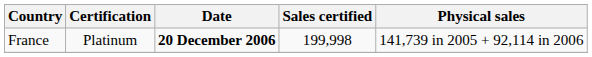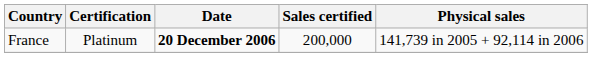(327, 40) 199,998 -> (327, 40) 200,000
